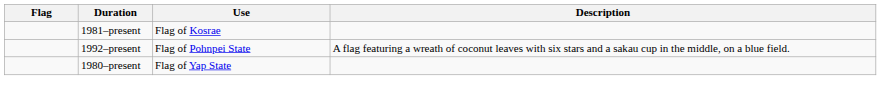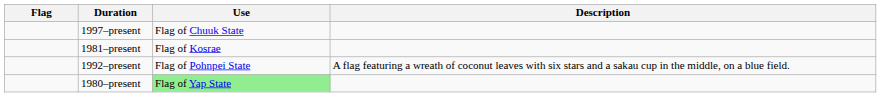+ row: (111, 30)
(193, 65) no background -> (193, 83) lightgreen background
